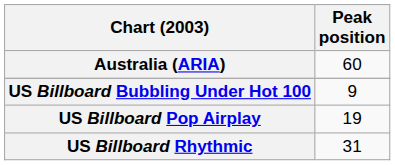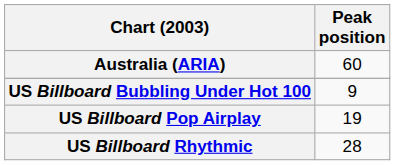(352, 145) 31 -> (352, 145) 28
